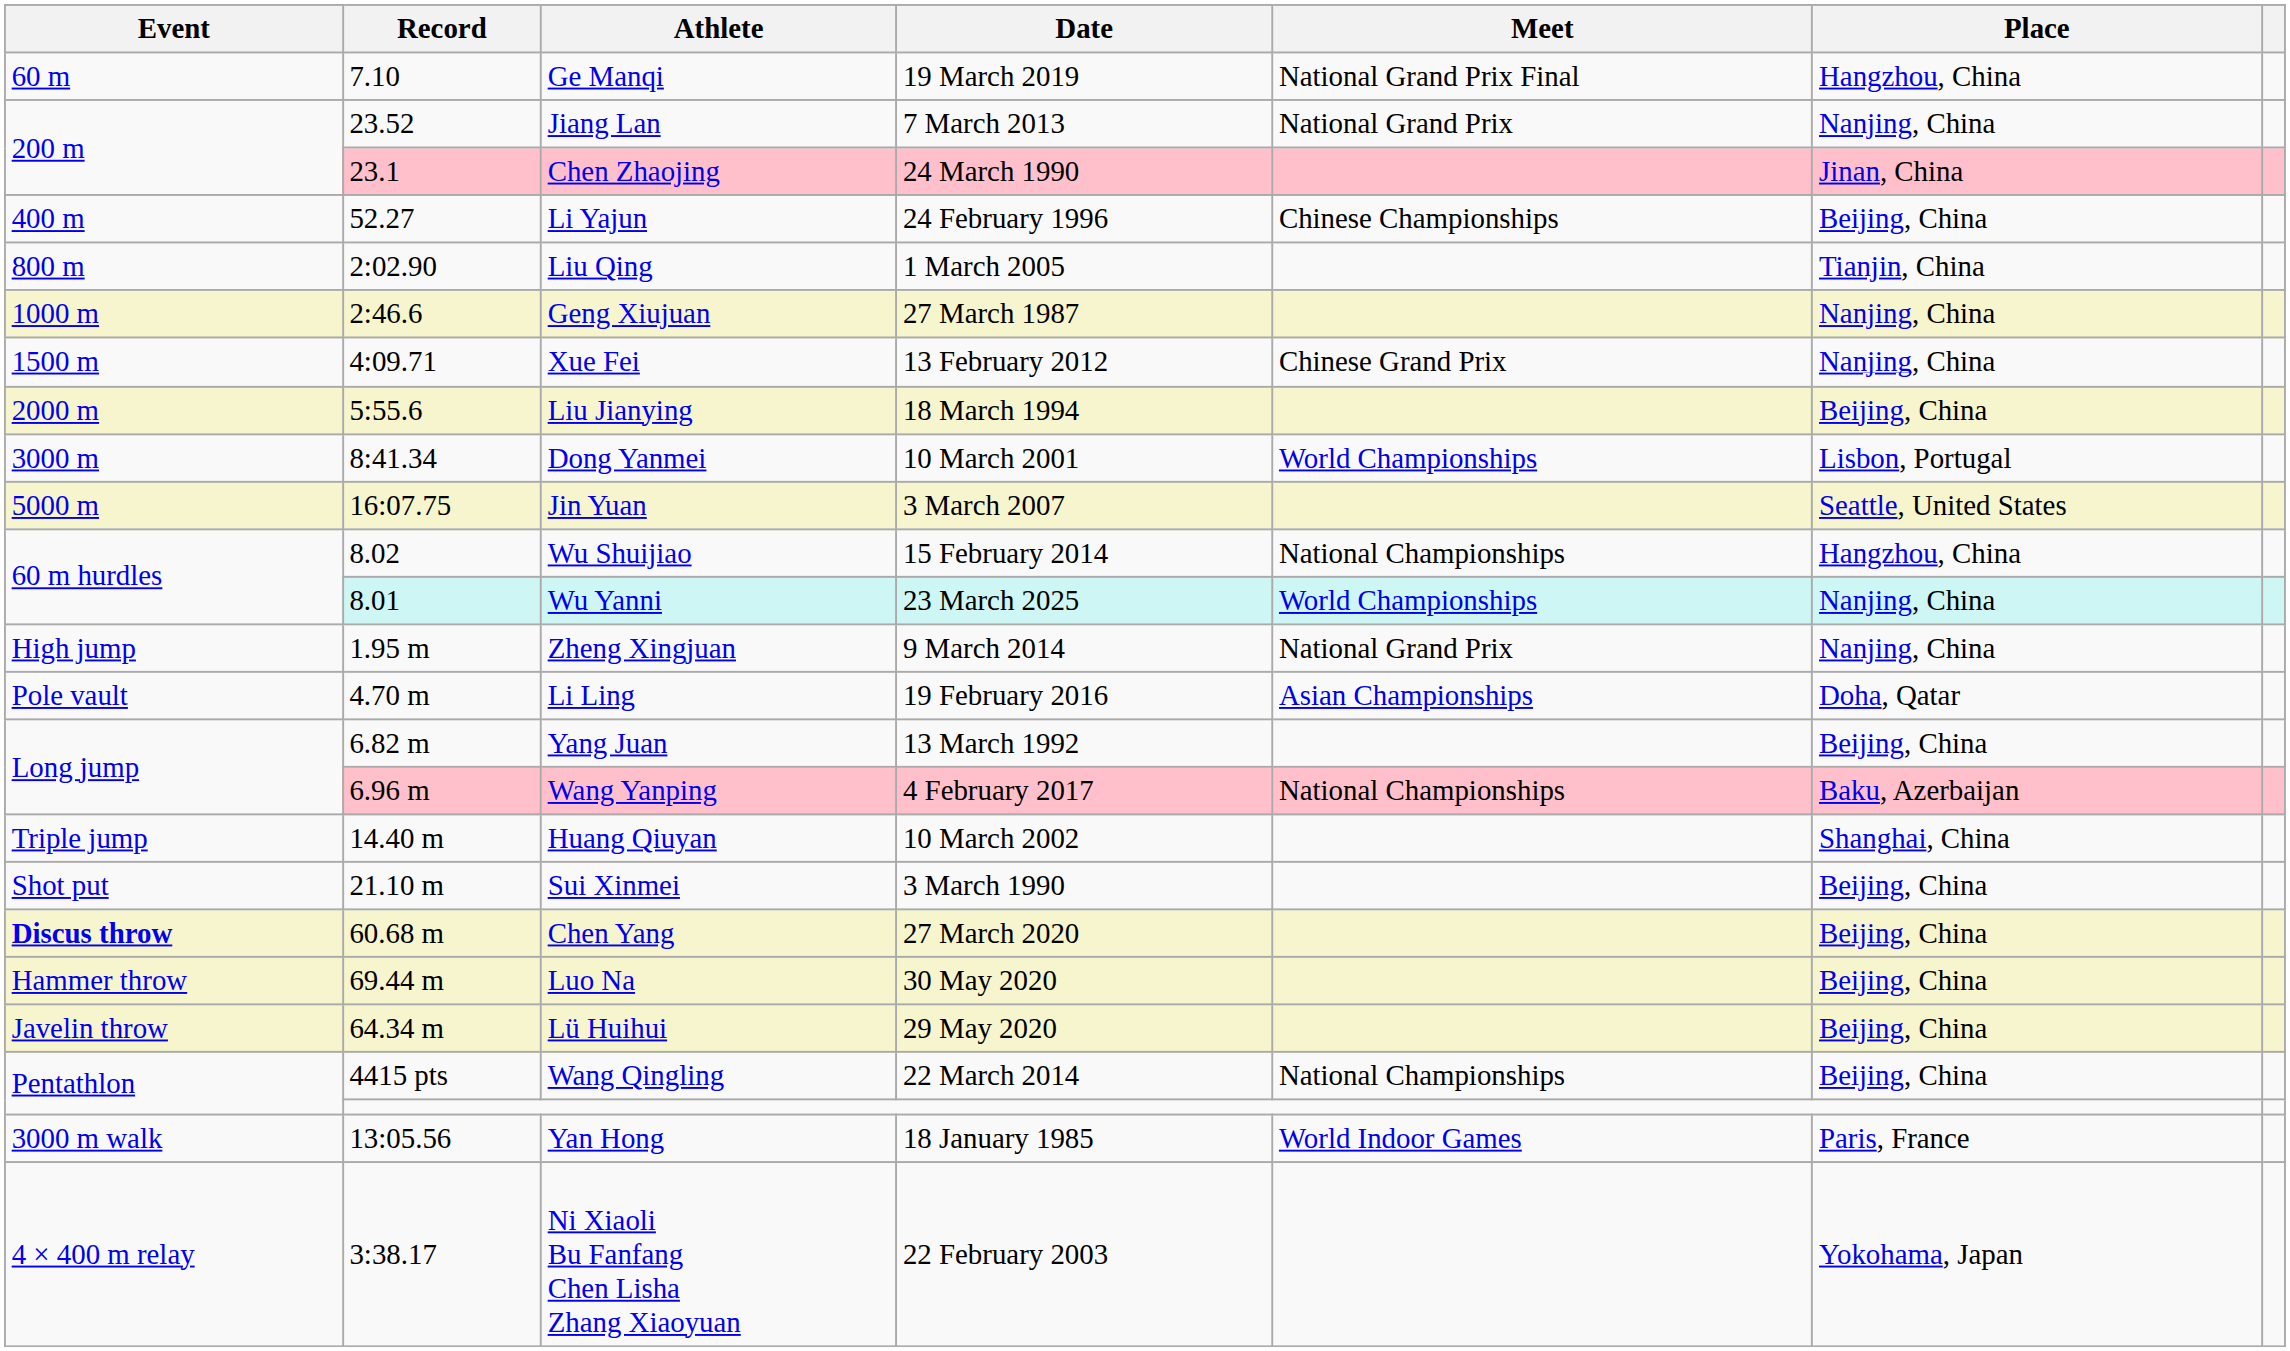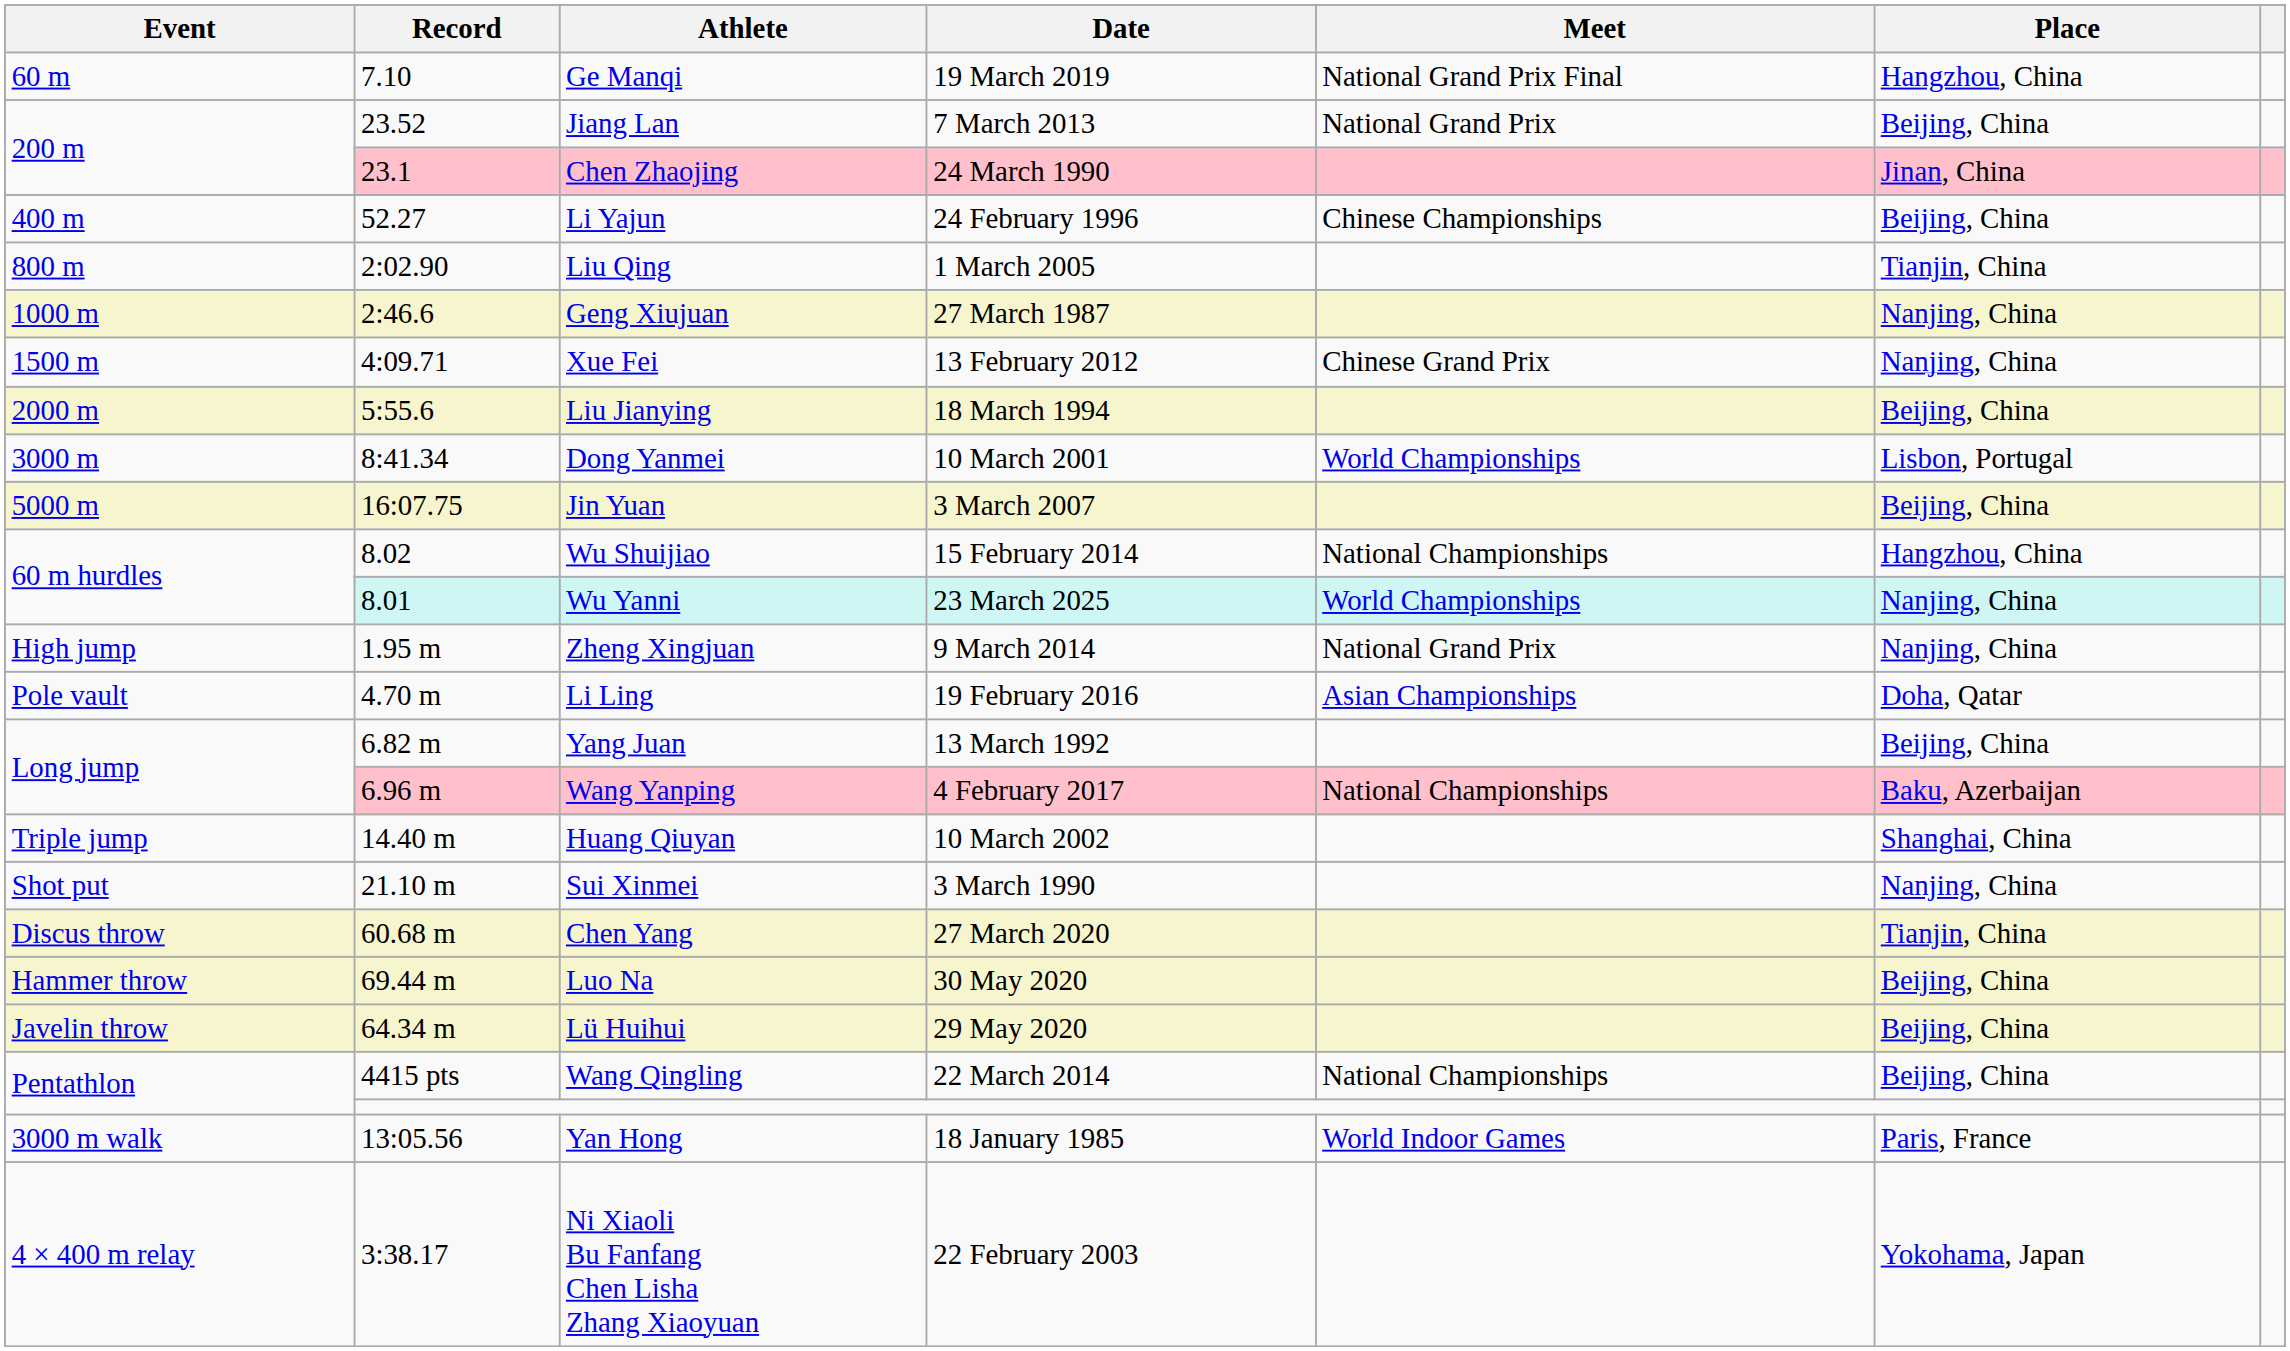(1907, 123) Nanjing, China -> (1965, 123) Beijing, China
(1943, 504) Seattle, United States -> (1965, 504) Beijing, China
(1903, 885) Beijing, China -> (1969, 885) Nanjing, China
(92, 933) bold -> (88, 933) normal
(1903, 933) Beijing, China -> (1964, 933) Tianjin, China
